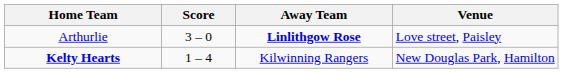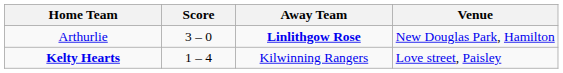(449, 36) Love street, Paisley -> (475, 36) New Douglas Park, Hamilton
(475, 57) New Douglas Park, Hamilton -> (449, 57) Love street, Paisley
